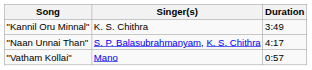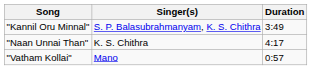(121, 27) K. S. Chithra -> (177, 27) S. P. Balasubrahmanyam, K. S. Chithra
(177, 42) S. P. Balasubrahmanyam, K. S. Chithra -> (121, 42) K. S. Chithra
